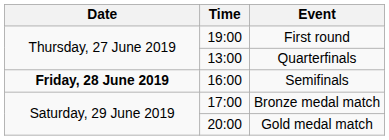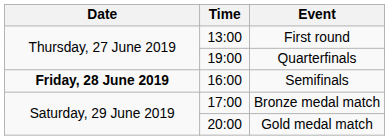(225, 37) 19:00 -> (225, 37) 13:00
(225, 59) 13:00 -> (225, 59) 19:00
